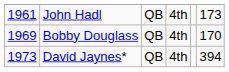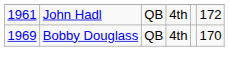(211, 14) 173 -> (211, 14) 172
- row: (85, 56)
